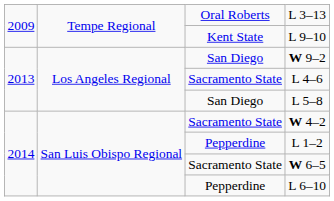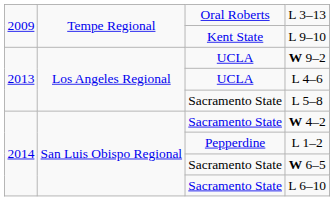(235, 57) San Diego -> (235, 57) UCLA
(235, 79) Sacramento State -> (235, 79) UCLA
(235, 100) San Diego -> (235, 100) Sacramento State
(235, 185) Pepperdine -> (235, 185) Sacramento State
